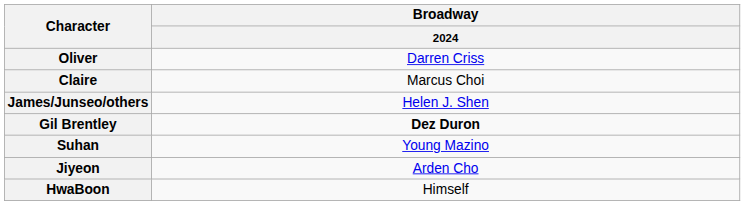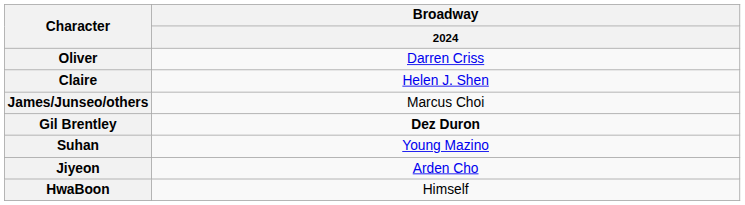(446, 80) Marcus Choi -> (446, 80) Helen J. Shen
(446, 102) Helen J. Shen -> (446, 102) Marcus Choi
